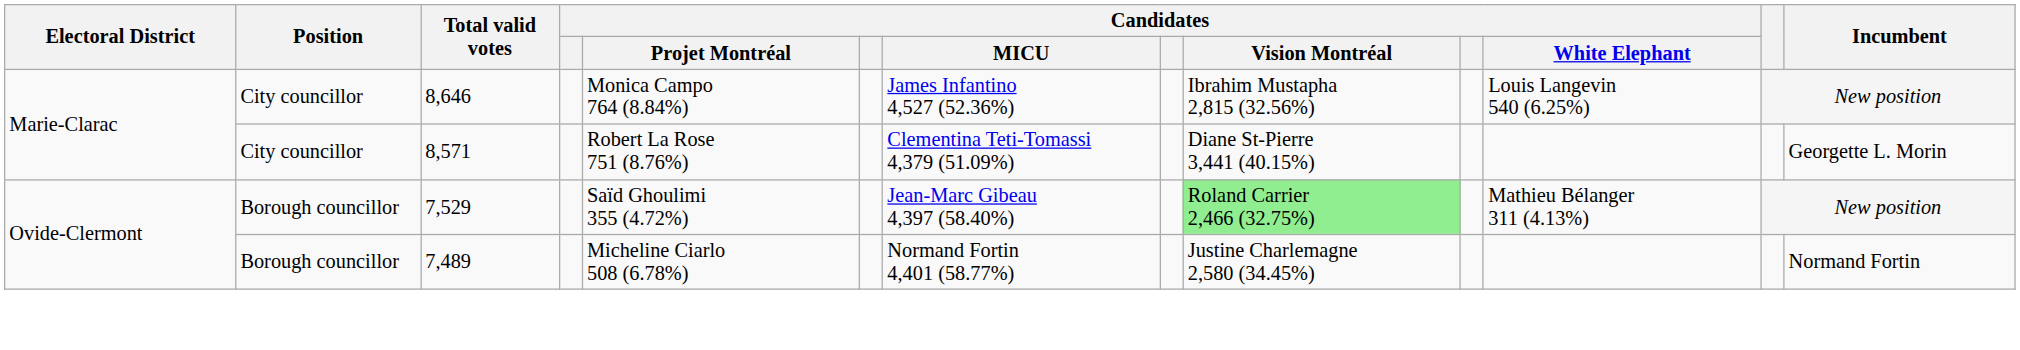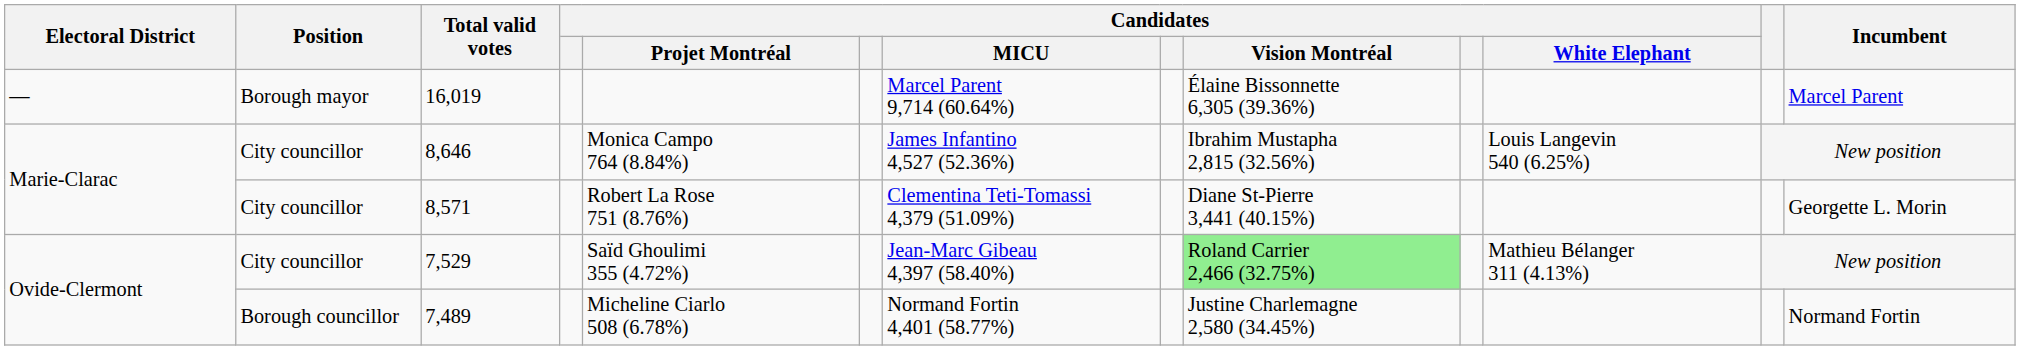+ row: (453, 96)
(320, 206) Borough councillor -> (302, 261) City councillor
